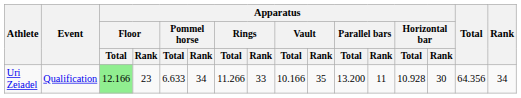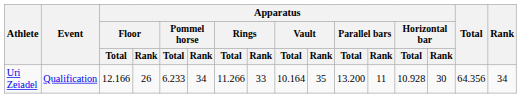(116, 79) lightgreen background -> (116, 79) no background
(146, 79) 23 -> (146, 79) 26
(174, 79) 6.633 -> (174, 79) 6.233
(291, 79) 10.166 -> (291, 79) 10.164
